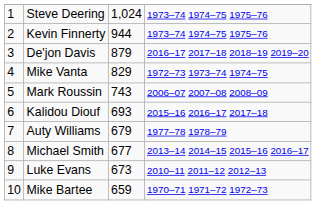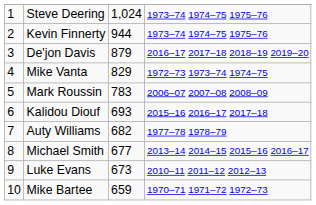(121, 92) 743 -> (121, 92) 783
(121, 131) 679 -> (121, 131) 682
